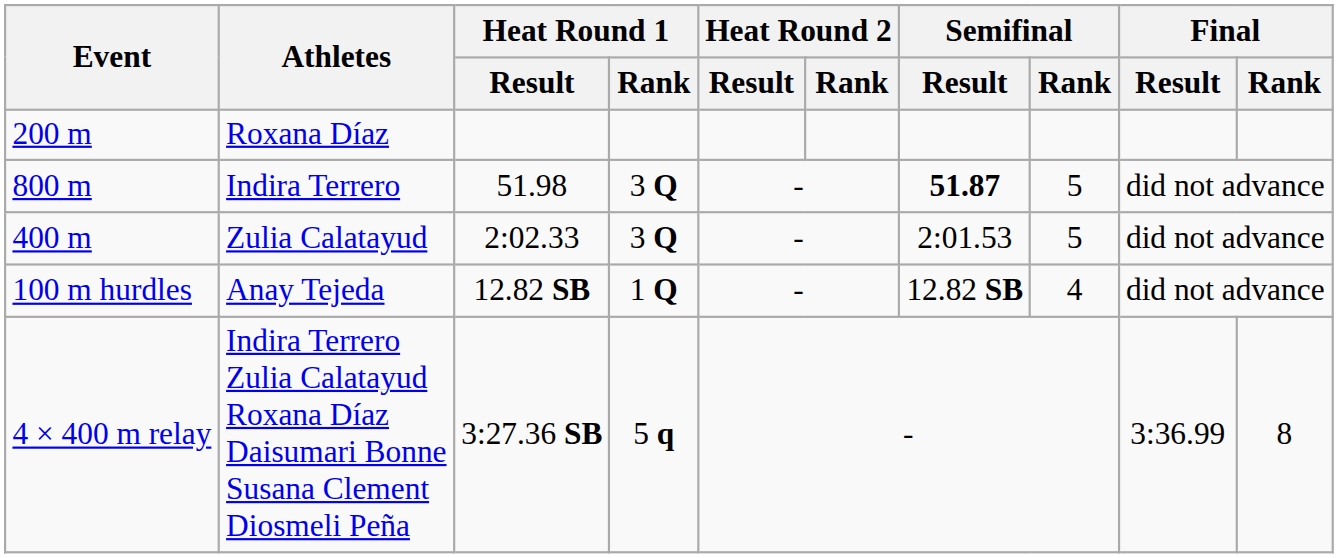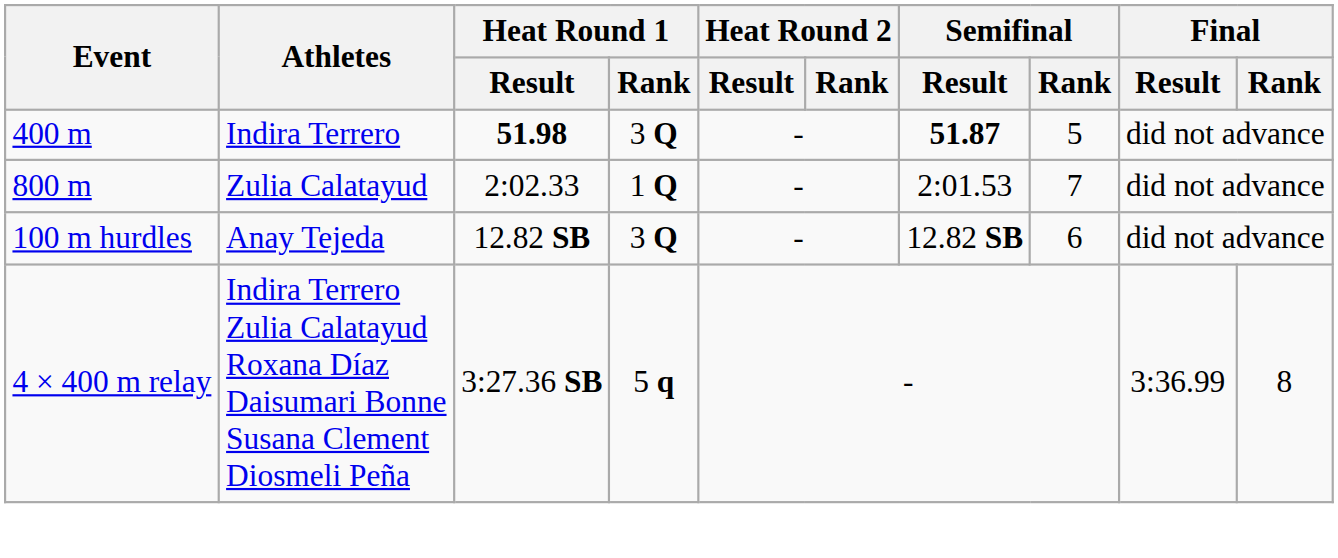- row: (308, 134)
(52, 186) 800 m -> (52, 134) 400 m
(532, 186) normal -> (532, 134) bold
(52, 237) 400 m -> (52, 186) 800 m
(654, 237) 3 Q -> (654, 186) 1 Q
(1075, 237) 5 -> (1075, 186) 7
(654, 289) 1 Q -> (654, 237) 3 Q
(1075, 289) 4 -> (1075, 237) 6
